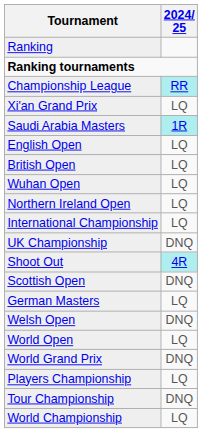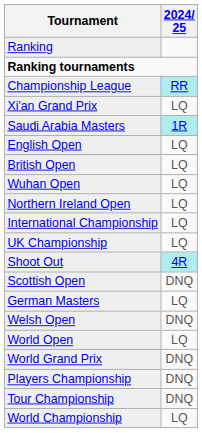(179, 242) DNQ -> (179, 242) LQ
(179, 379) LQ -> (179, 379) DNQ
